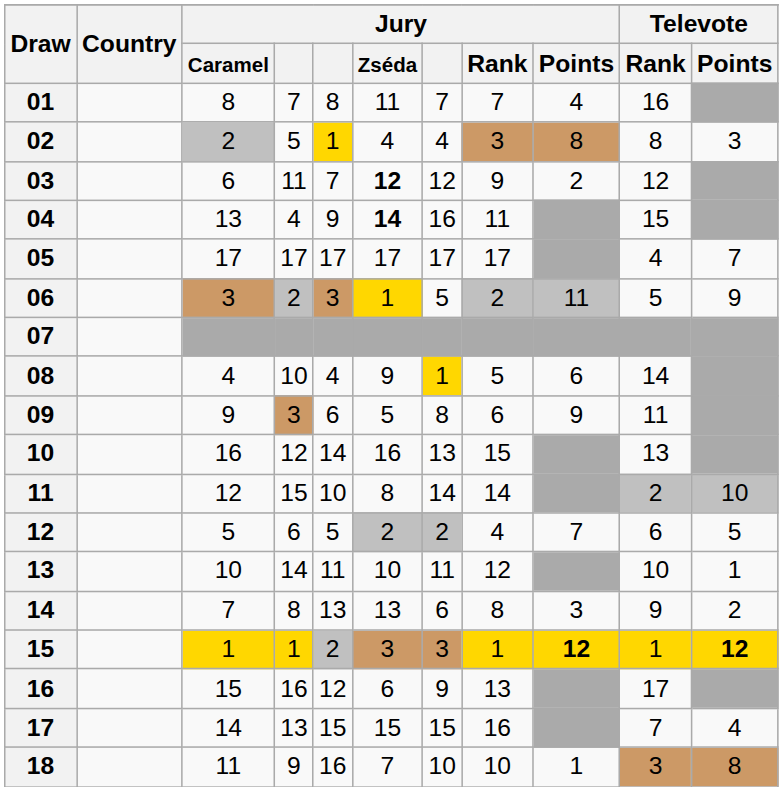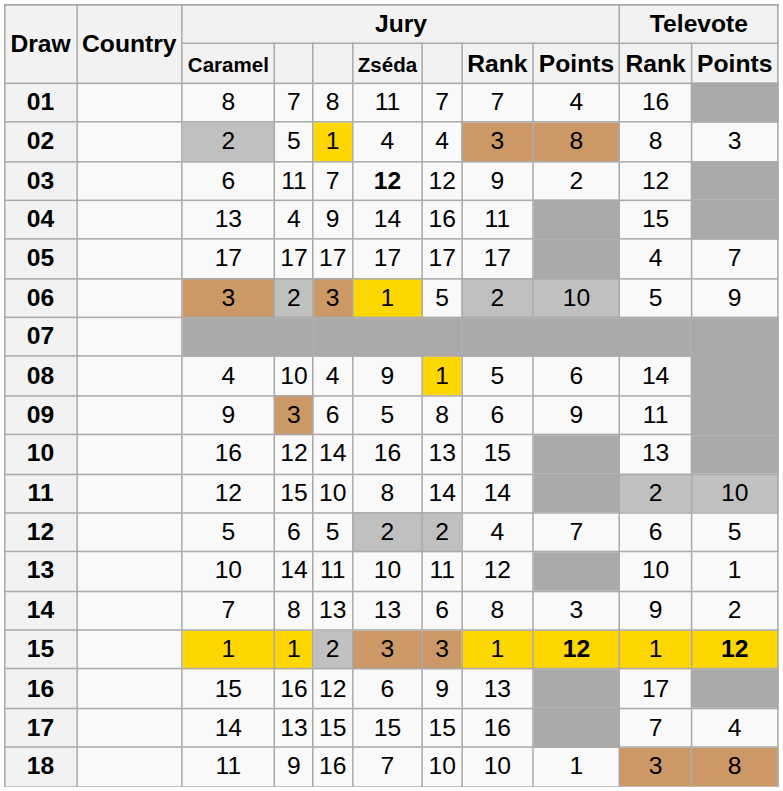(387, 219) bold -> (387, 219) normal
(576, 297) 11 -> (576, 297) 10
